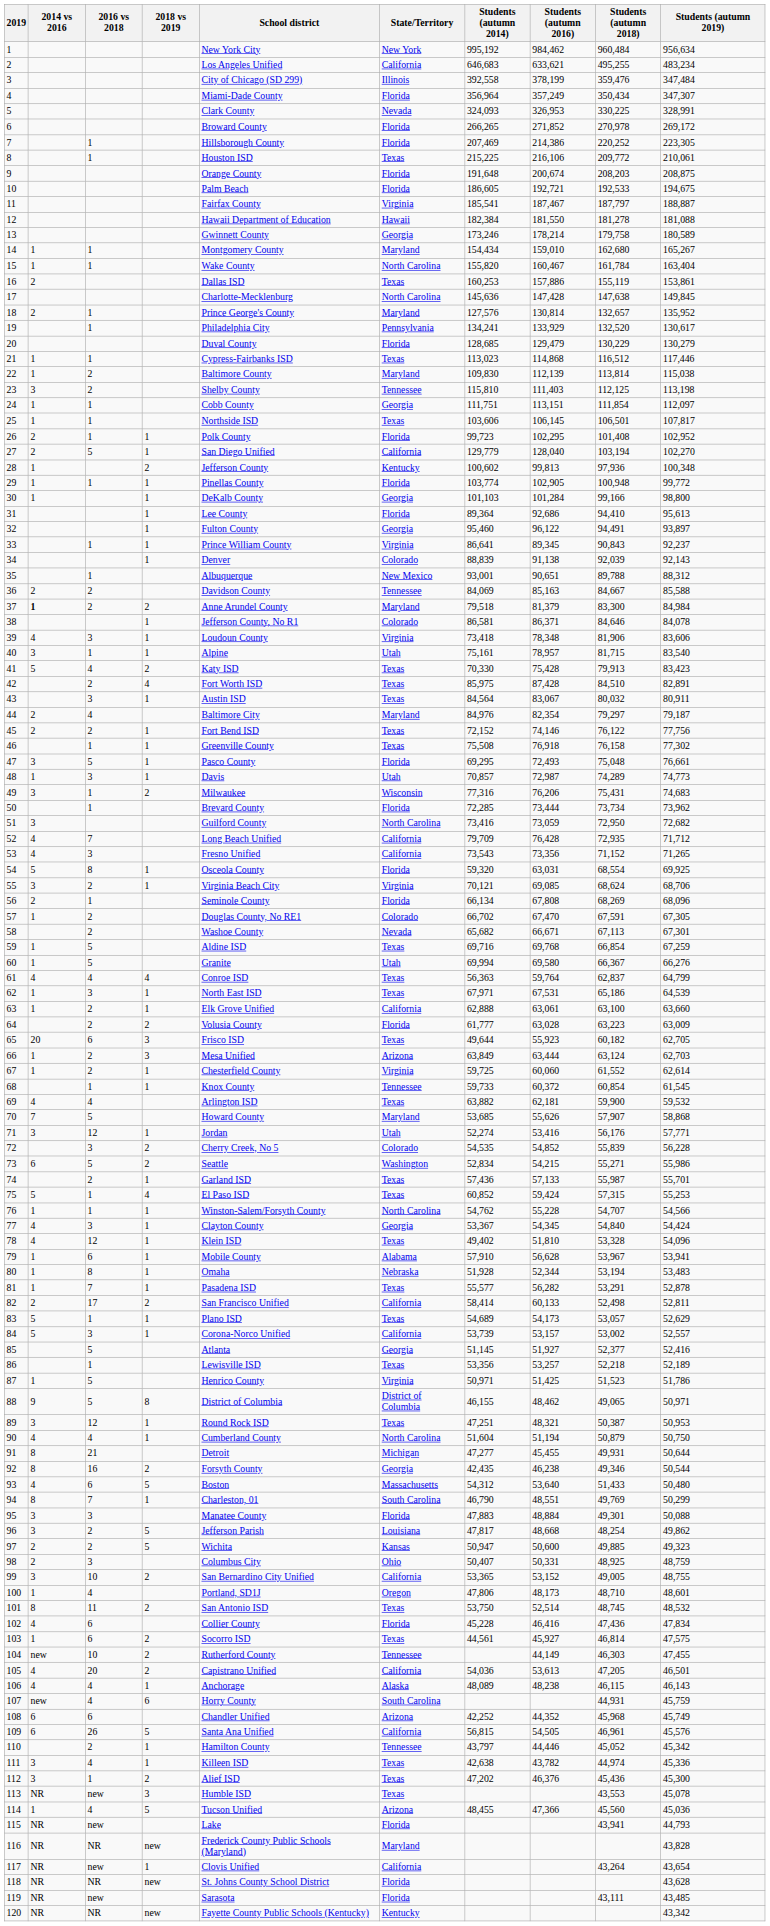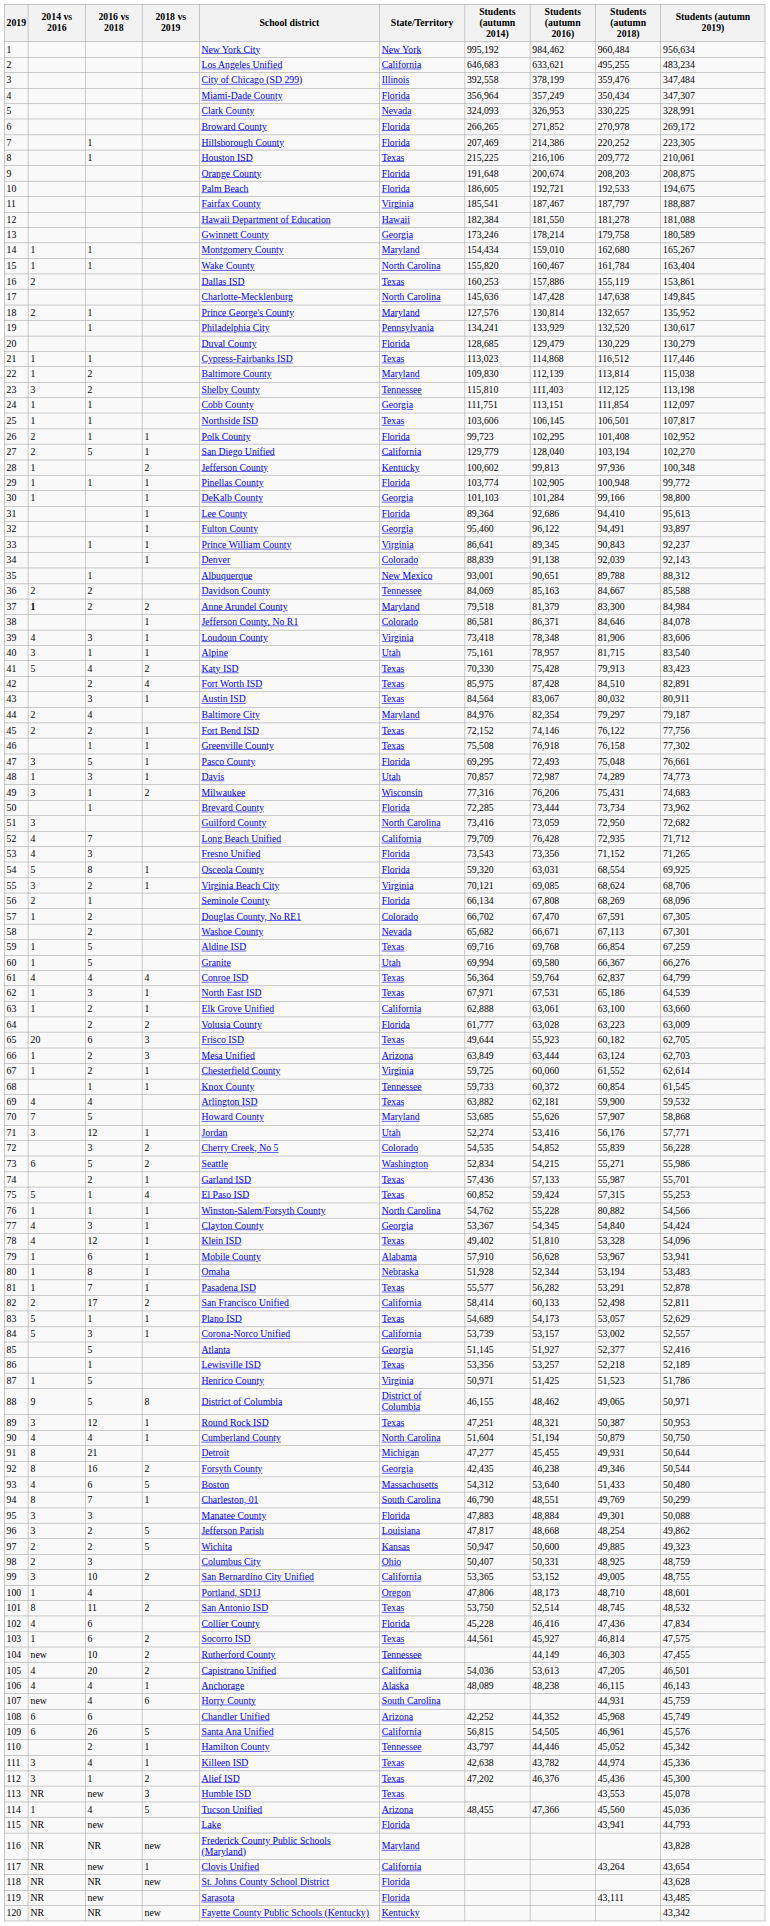(401, 854) California -> (396, 854) Florida
(480, 978) 56,363 -> (480, 978) 56,364
(611, 1210) 54,707 -> (611, 1210) 80,882
